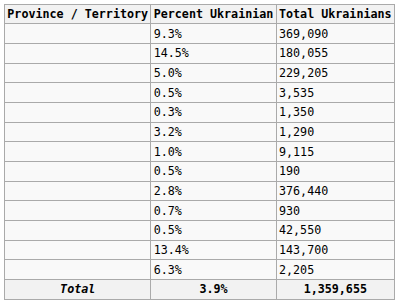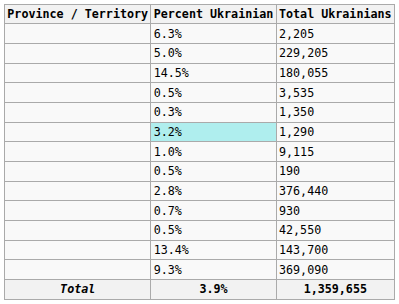rows swapped: (304, 34) <-> (297, 270)
rows swapped: (304, 73) <-> (304, 53)
(168, 132) no background -> (168, 132) paleturquoise background
